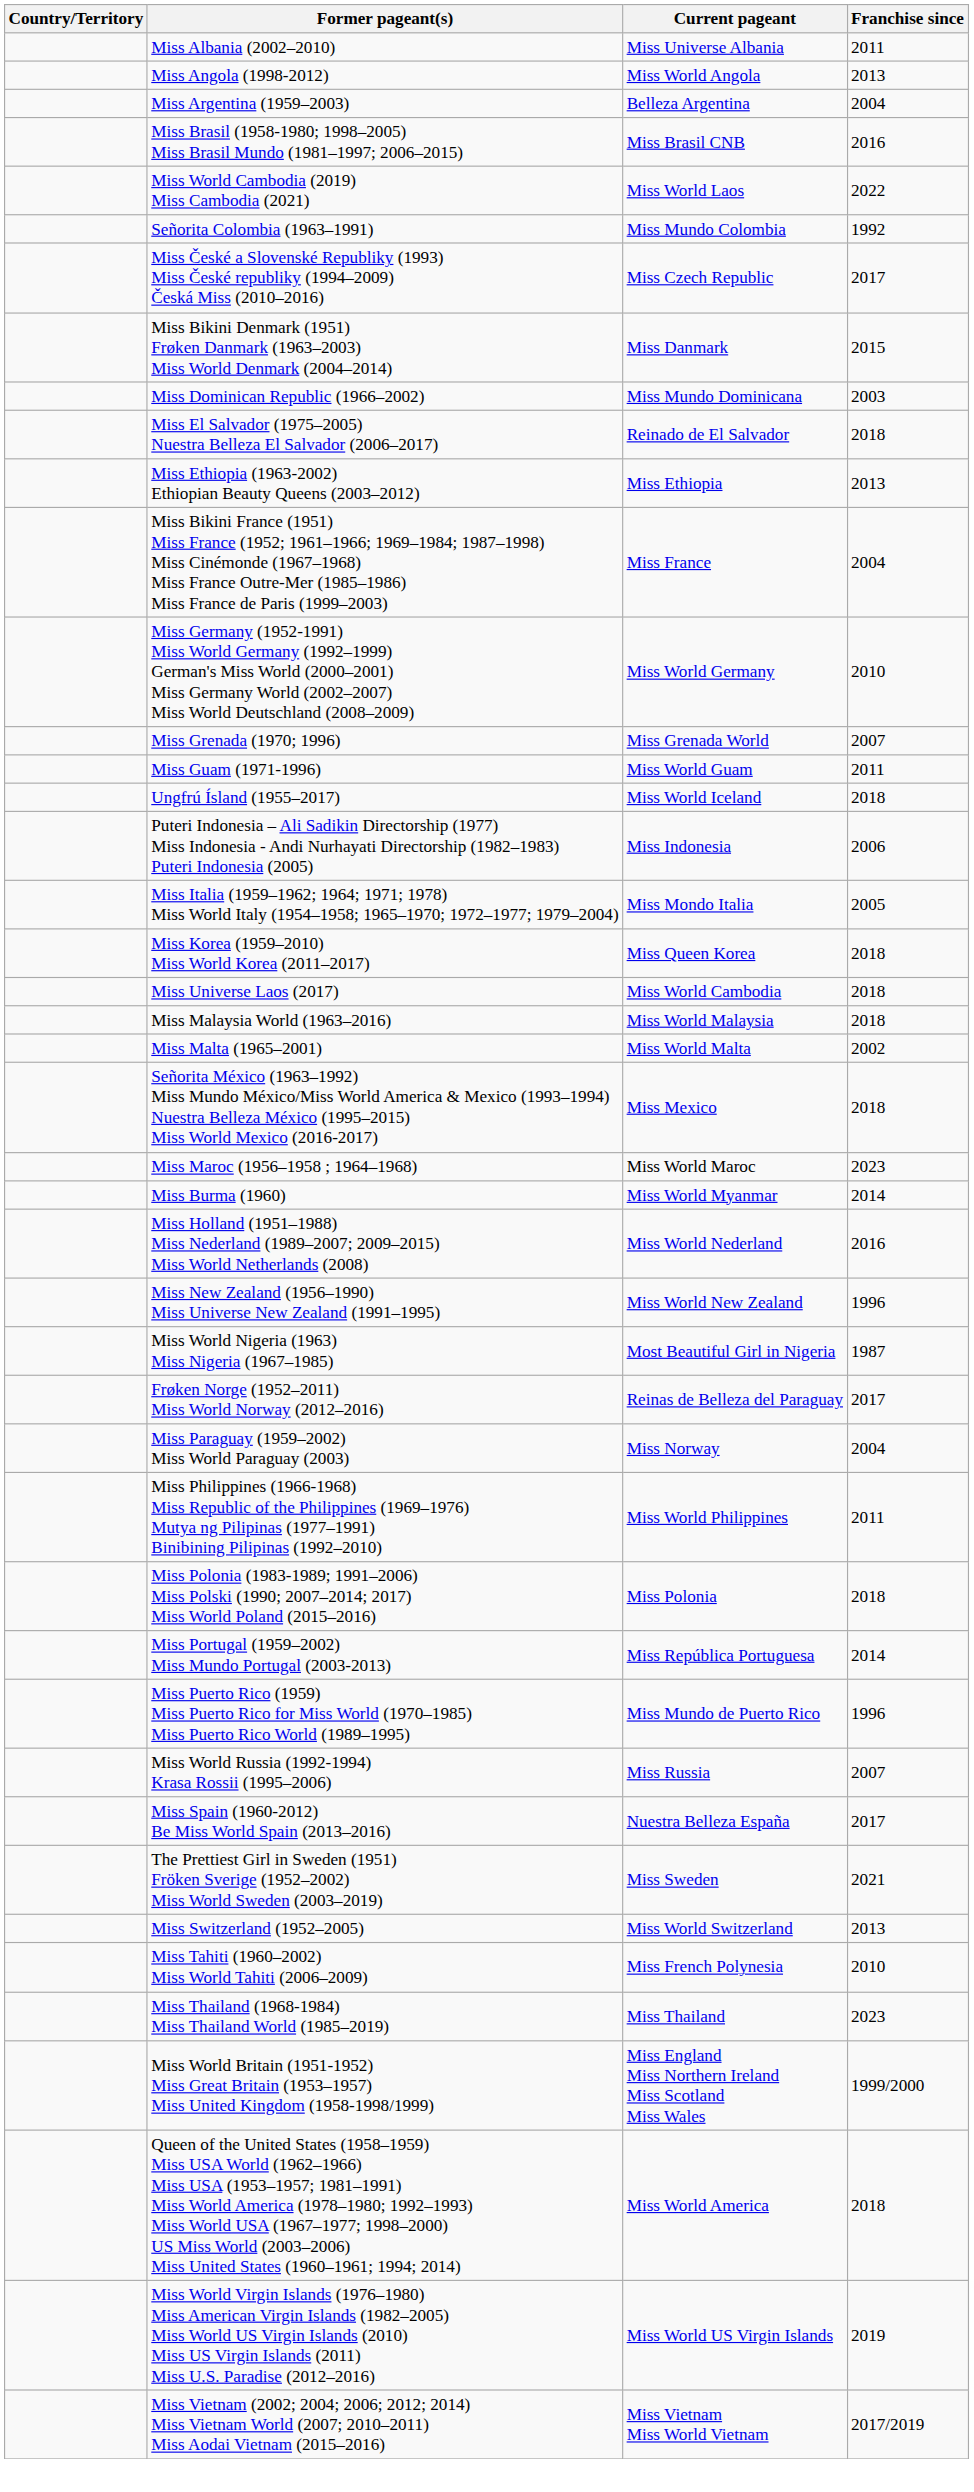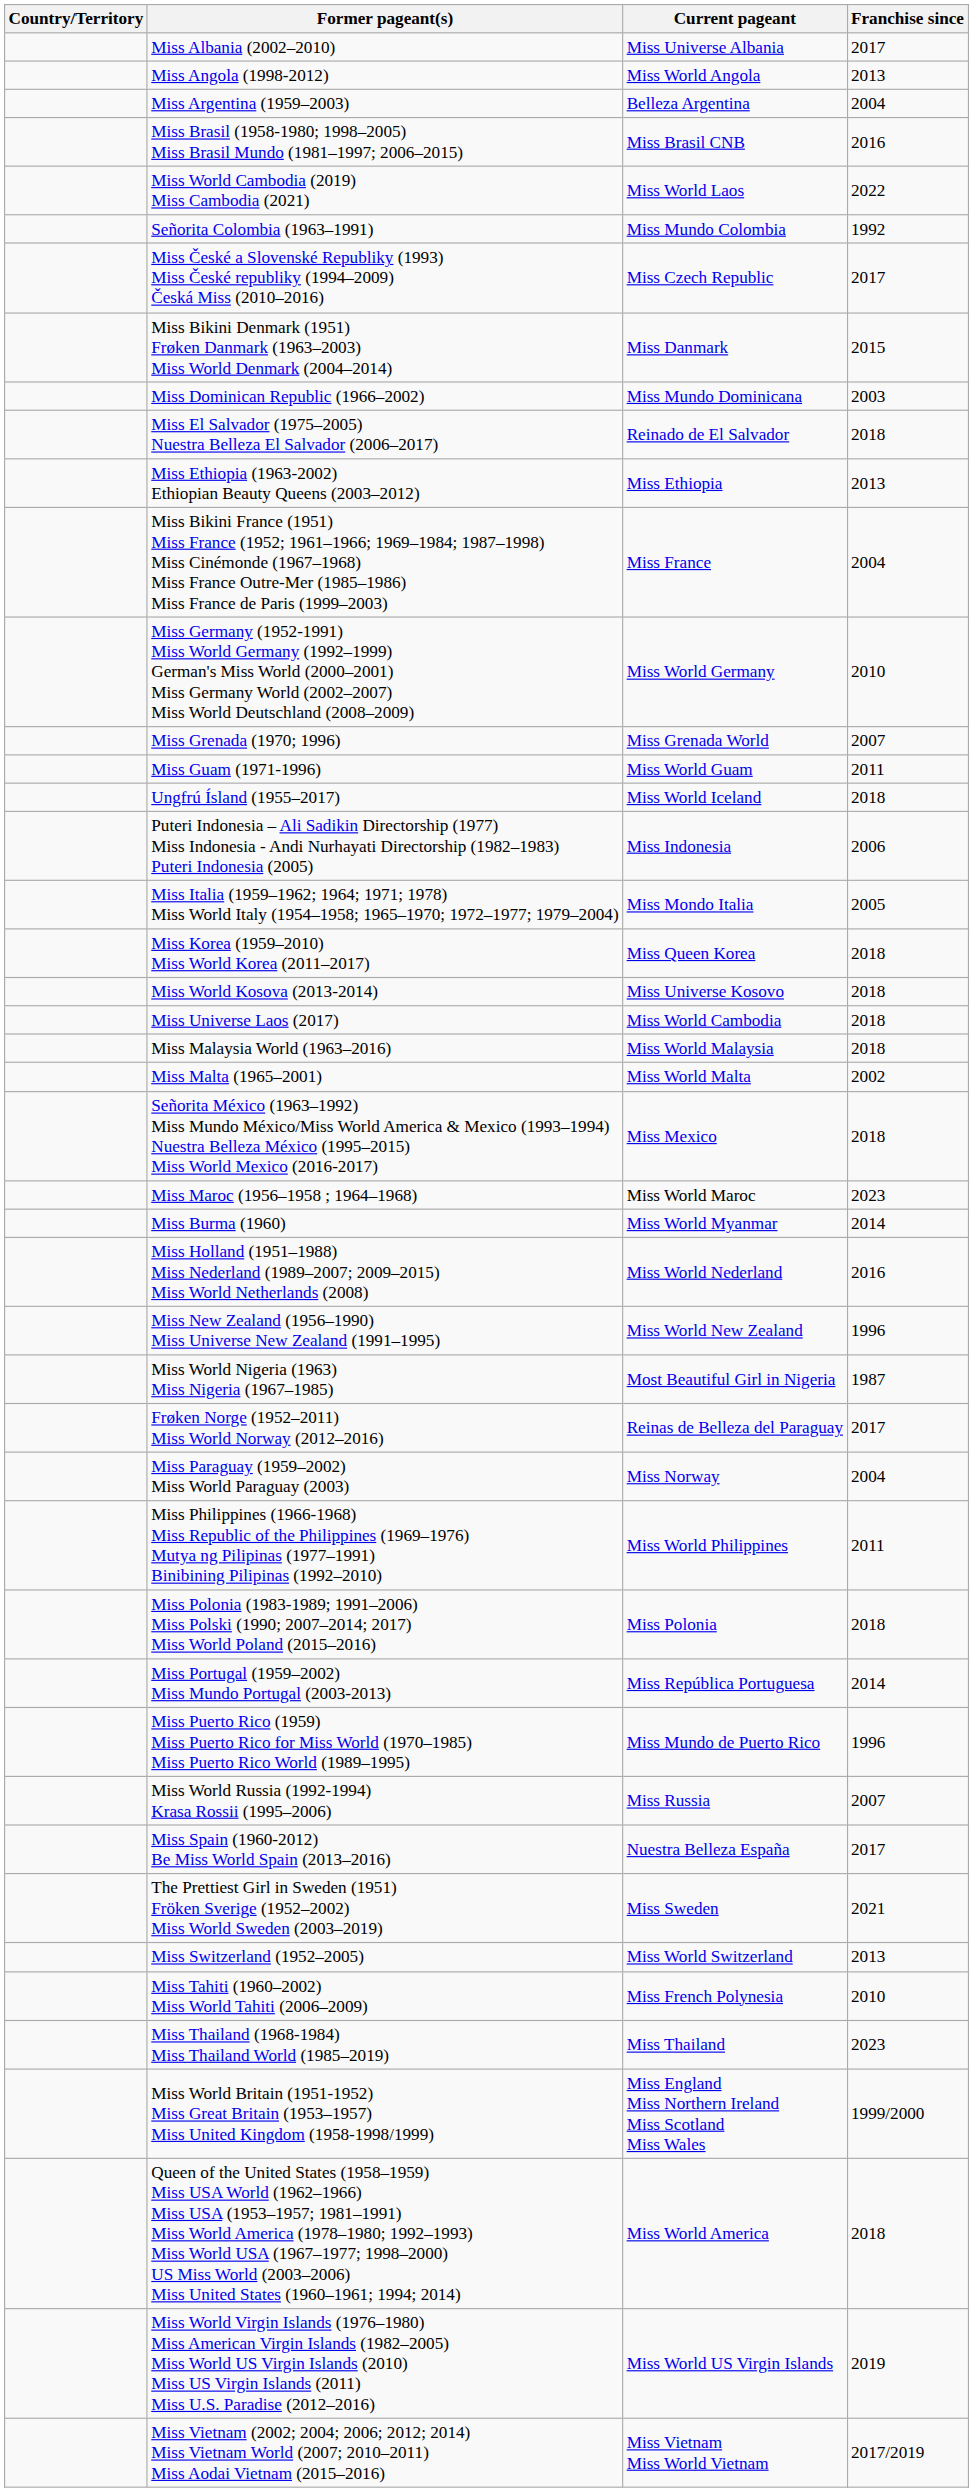(868, 47) 2011 -> (868, 47) 2017
+ row: (265, 992)
